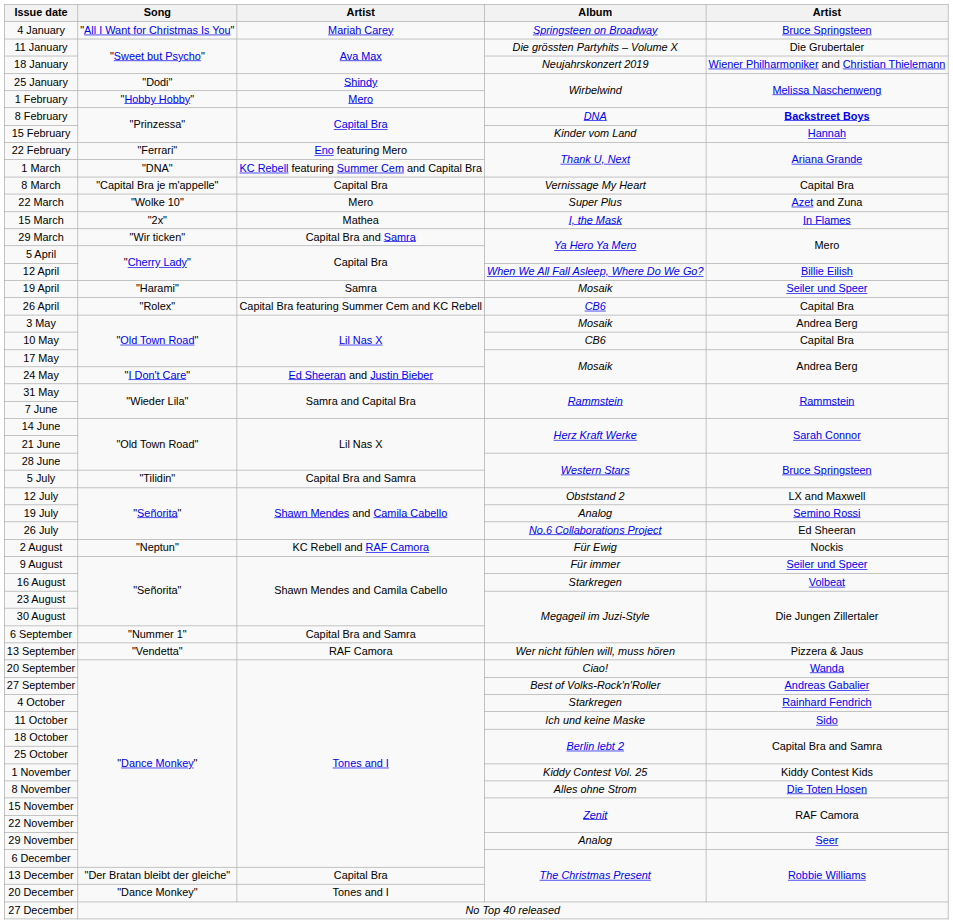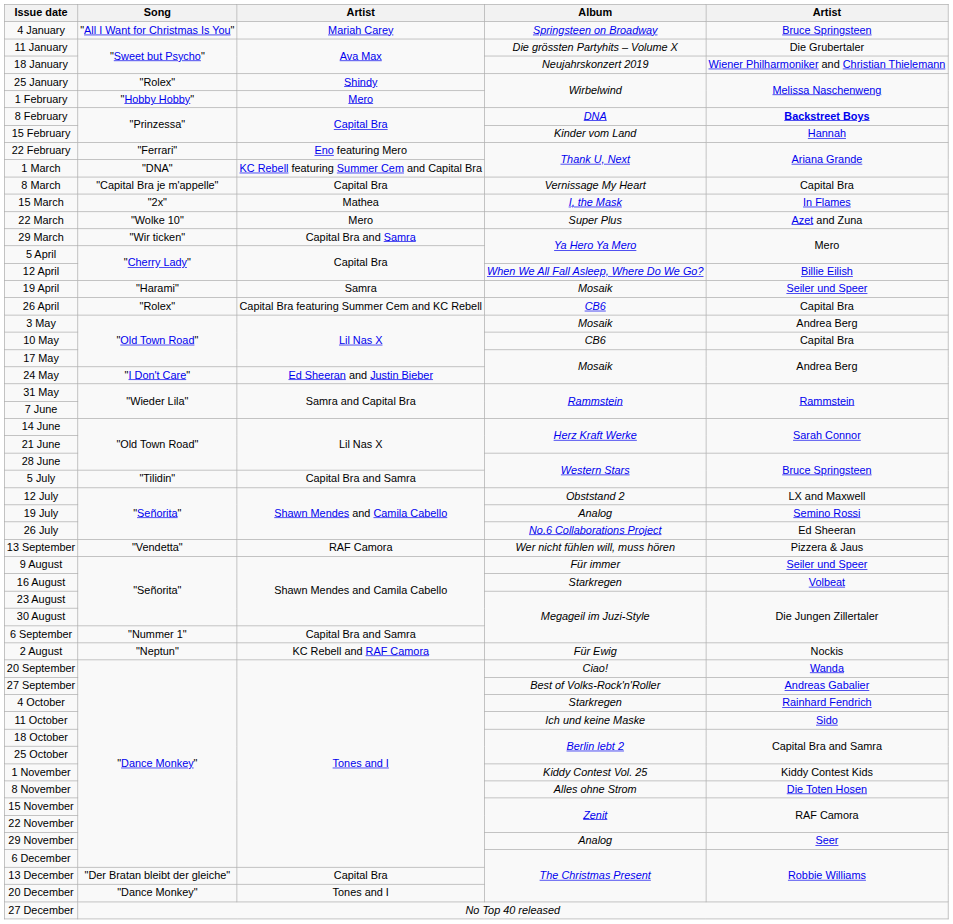(157, 82) "Dodi" -> (157, 82) "Rolex"
rows swapped: (41, 220) <-> (41, 202)
rows swapped: (41, 548) <-> (41, 651)
